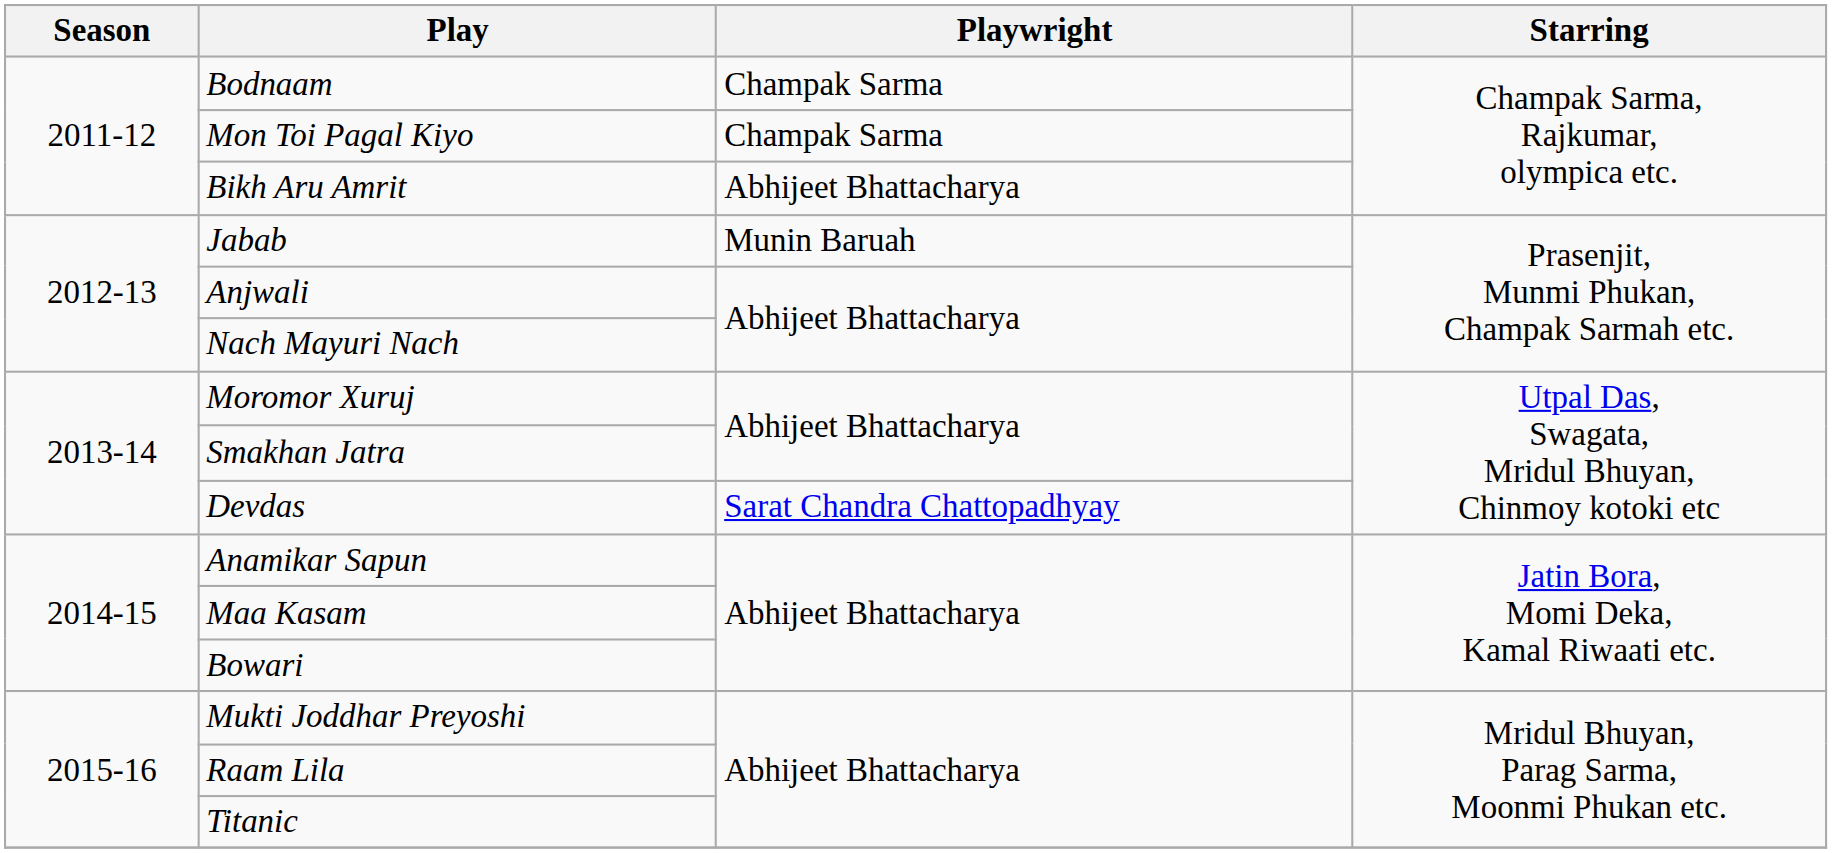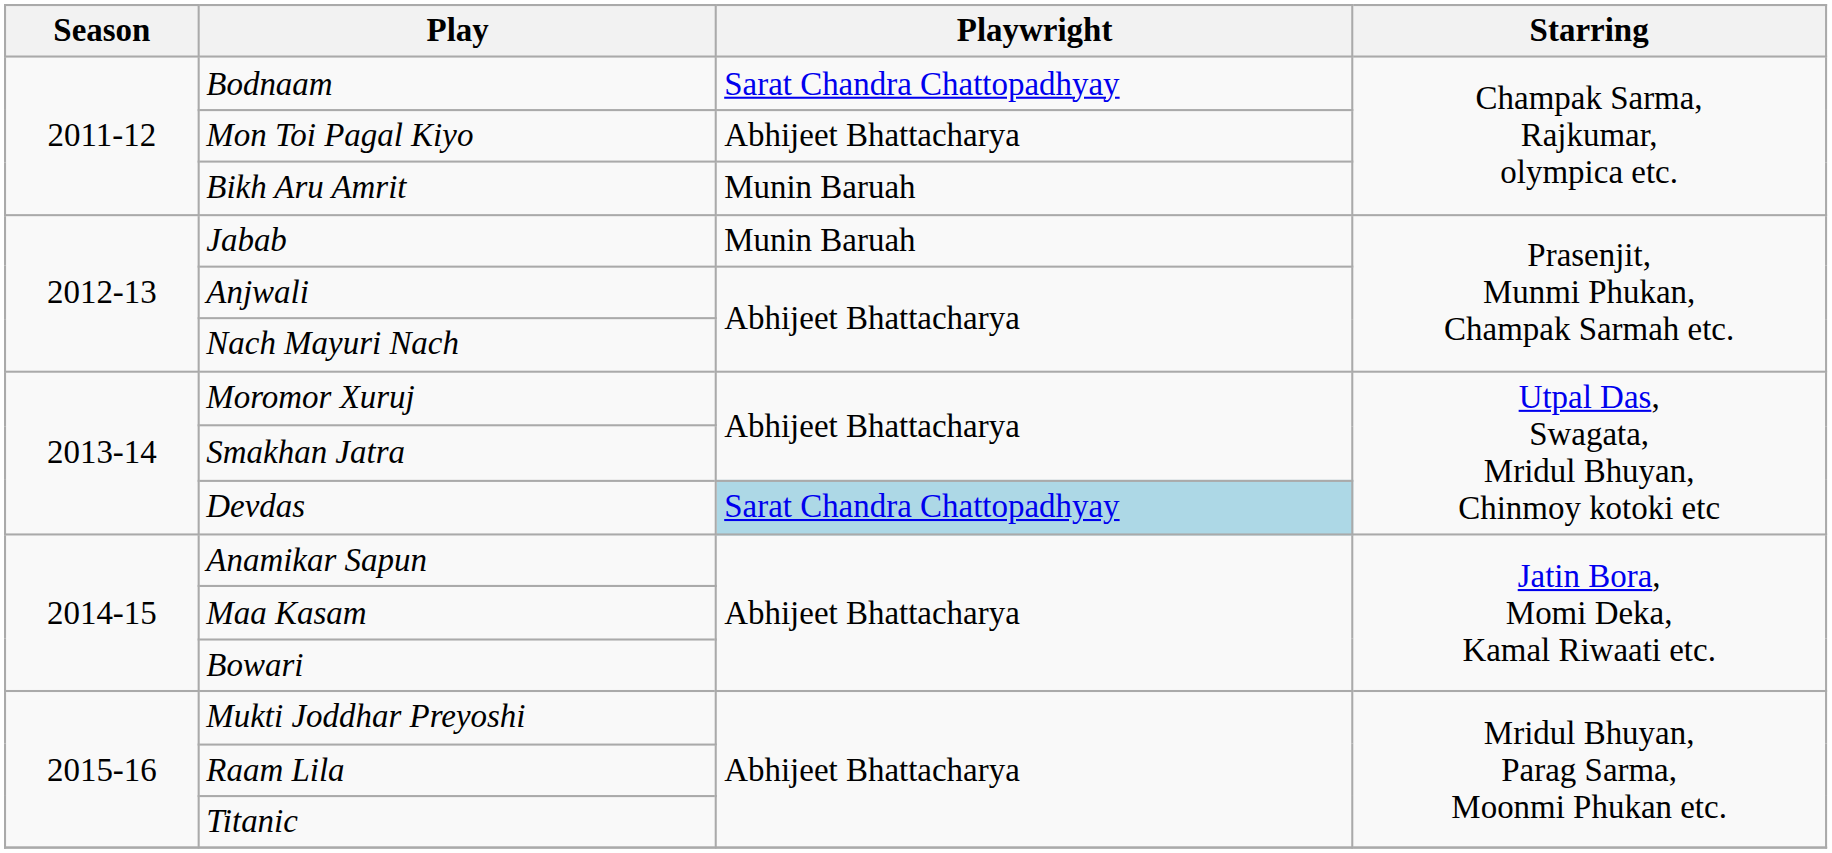(834, 82) Champak Sarma -> (922, 82) Sarat Chandra Chattopadhyay
(834, 135) Champak Sarma -> (872, 135) Abhijeet Bhattacharya
(872, 187) Abhijeet Bhattacharya -> (820, 187) Munin Baruah
(922, 506) no background -> (922, 506) lightblue background
